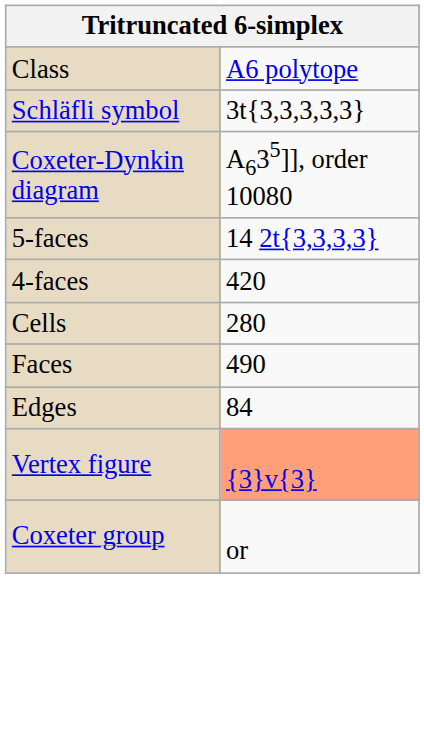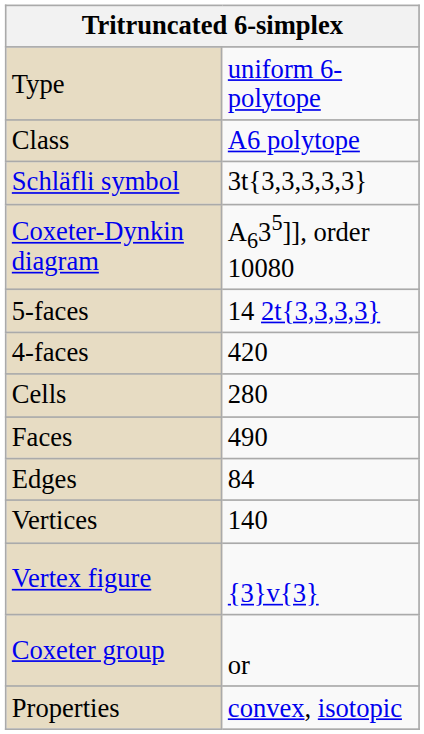+ row: (38, 83)
+ row: (55, 521)
(271, 479) lightsalmon background -> (273, 593) no background
+ row: (66, 707)
